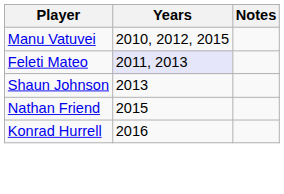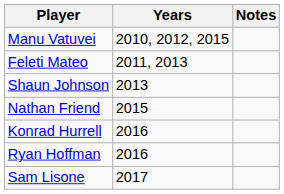(152, 62) lavender background -> (152, 62) no background
+ row: (54, 154)
+ row: (46, 177)
